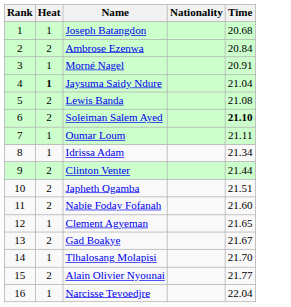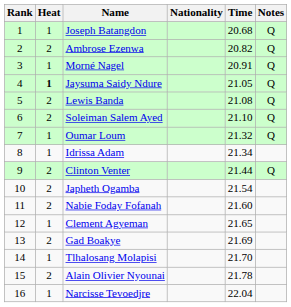+ column: (271, 13)
(240, 48) 20.84 -> (240, 48) 20.82
(240, 83) 21.04 -> (240, 83) 21.05
(240, 118) bold -> (240, 118) normal
(240, 135) 21.11 -> (240, 135) 21.32
(240, 188) 21.51 -> (240, 188) 21.54
(240, 240) 21.67 -> (240, 240) 21.69
(240, 275) 21.77 -> (240, 275) 21.78
